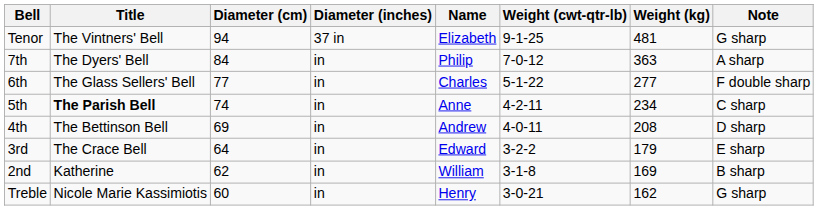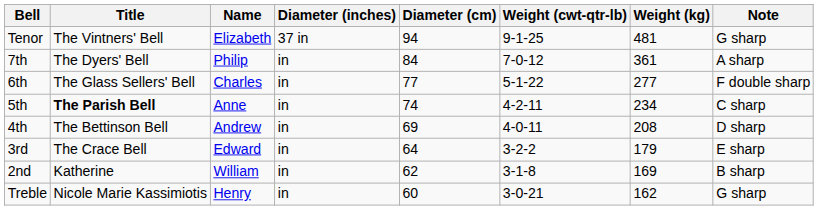columns swapped: (467, 15) <-> (260, 15)
(645, 60) 363 -> (645, 60) 361
